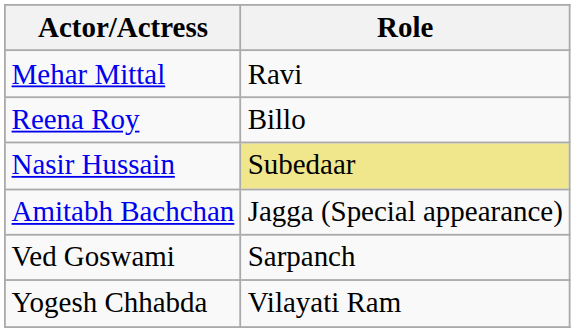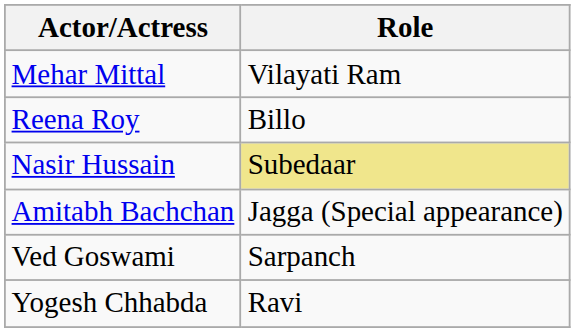(275, 73) Ravi -> (324, 73) Vilayati Ram
(324, 303) Vilayati Ram -> (275, 303) Ravi
